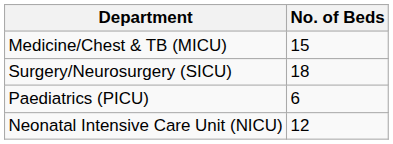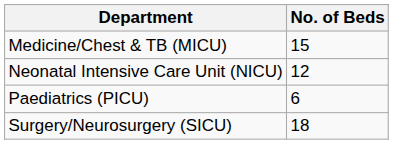rows swapped: (120, 71) <-> (146, 125)
